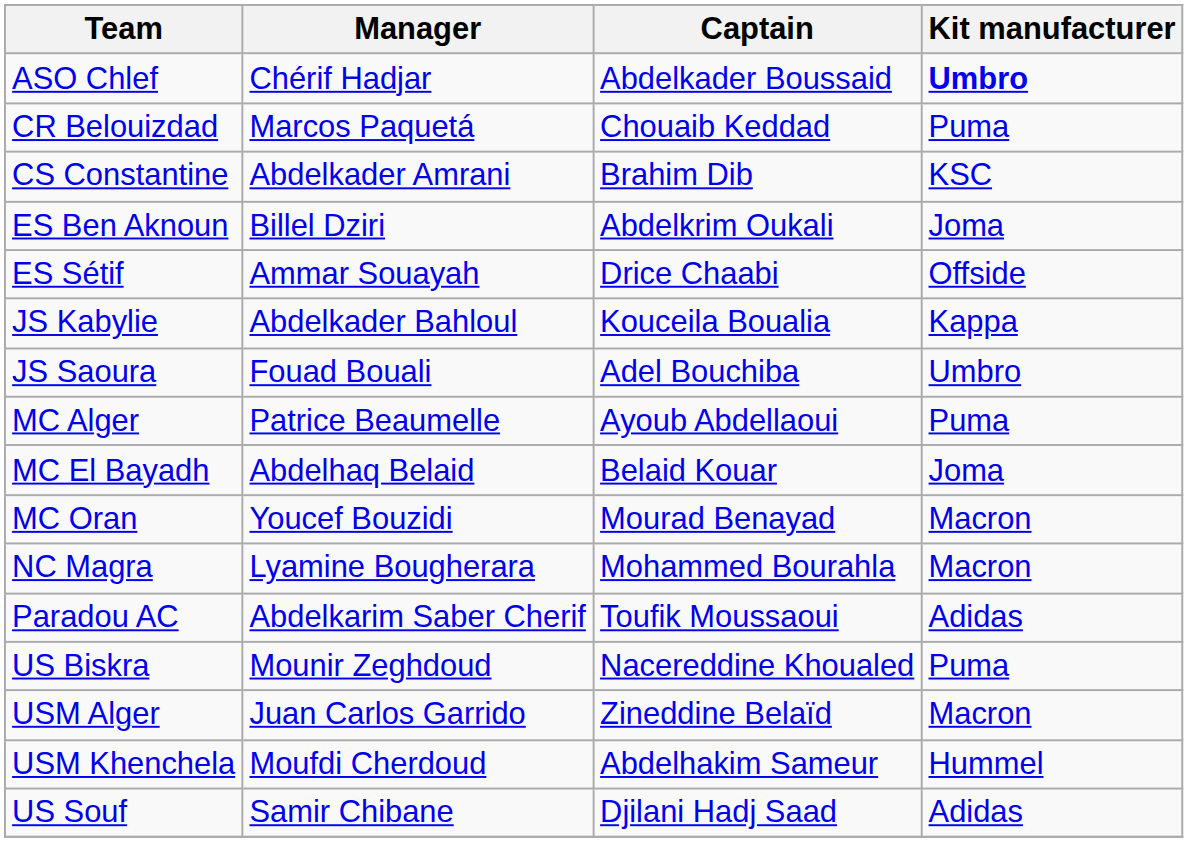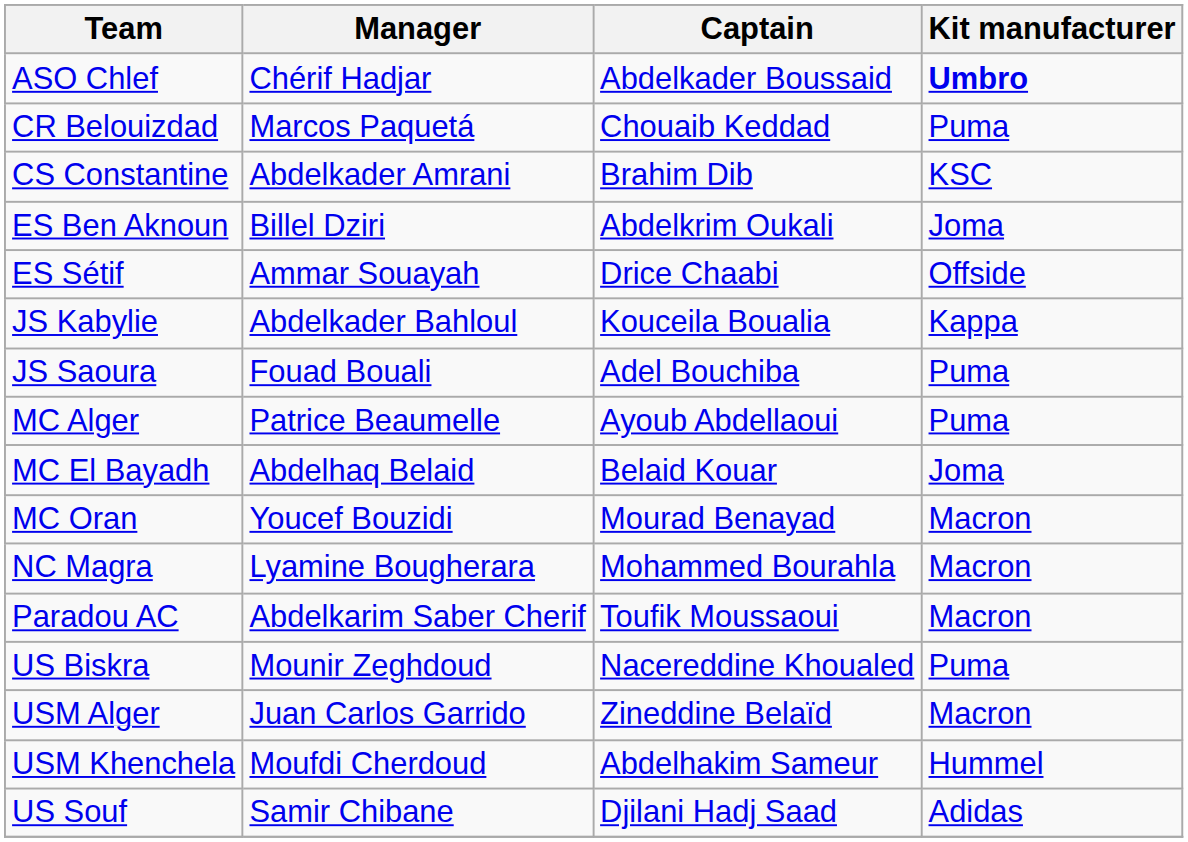(975, 371) Umbro -> (969, 371) Puma
(976, 616) Adidas -> (980, 616) Macron
